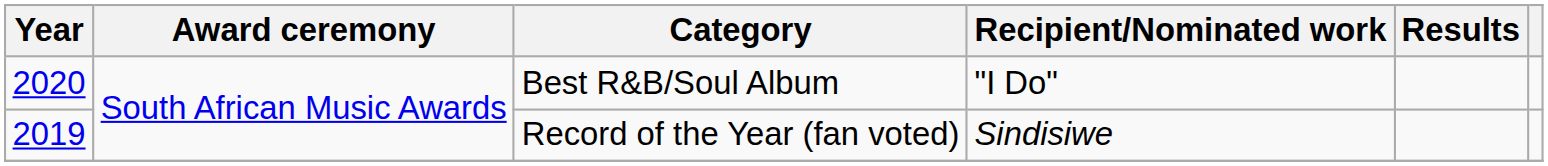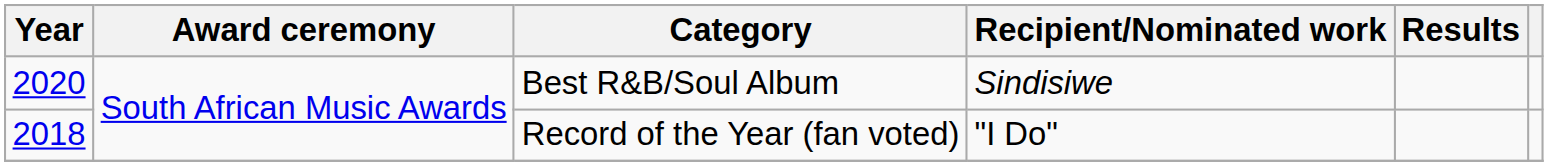(1016, 82) "I Do" -> (1044, 82) Sindisiwe
(49, 134) 2019 -> (49, 134) 2018
(1044, 134) Sindisiwe -> (1016, 134) "I Do"
